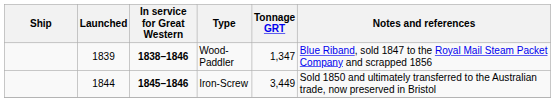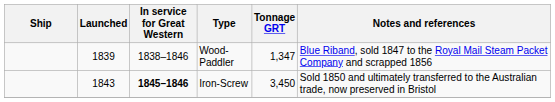(163, 56) bold -> (163, 56) normal
(104, 84) 1844 -> (104, 84) 1843
(283, 84) 3,449 -> (283, 84) 3,450
